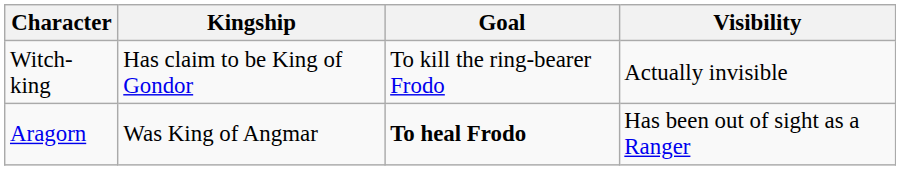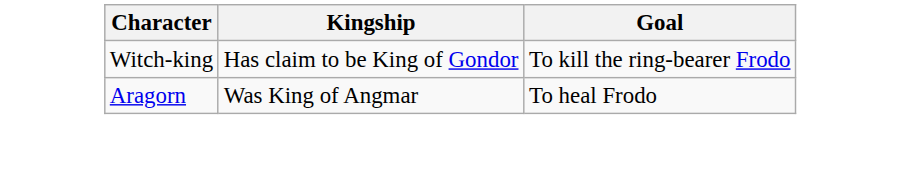- column: (757, 22)
(458, 133) bold -> (593, 95) normal
